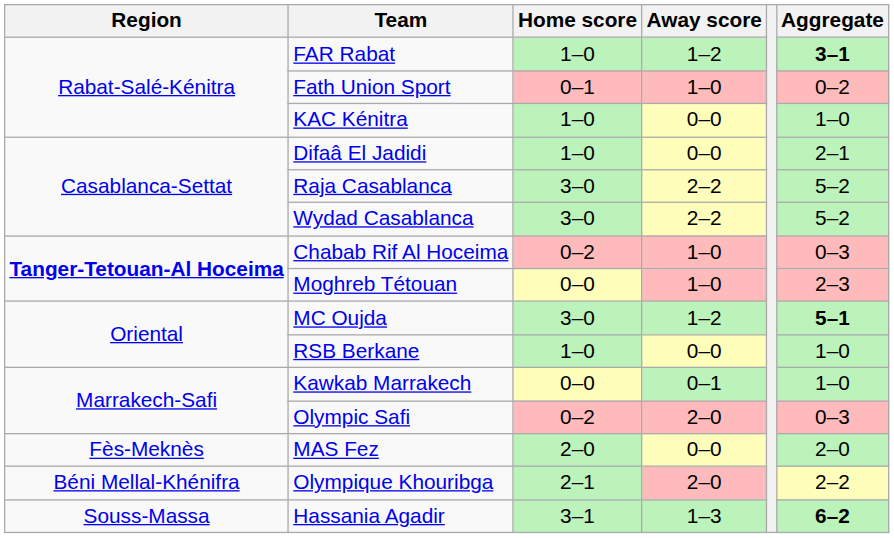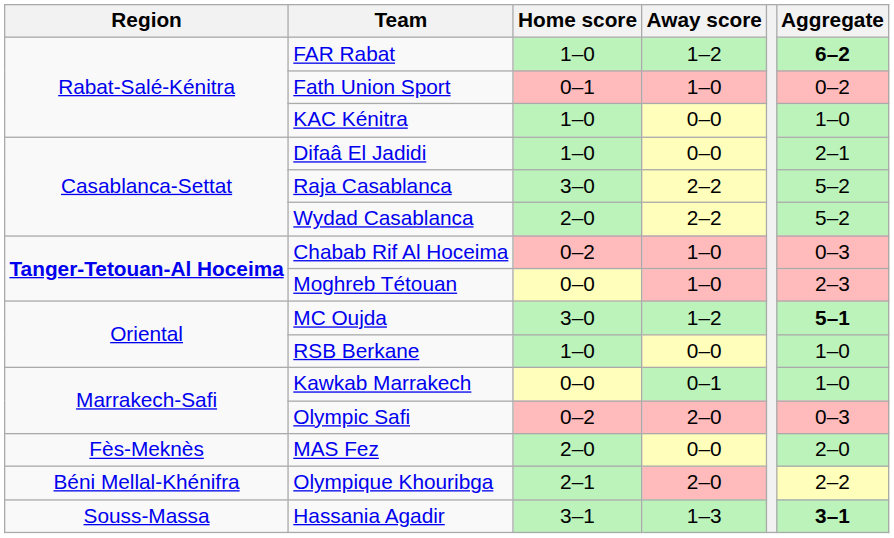(832, 53) 3–1 -> (832, 53) 6–2
(577, 218) 3–0 -> (577, 218) 2–0
(832, 515) 6–2 -> (832, 515) 3–1
